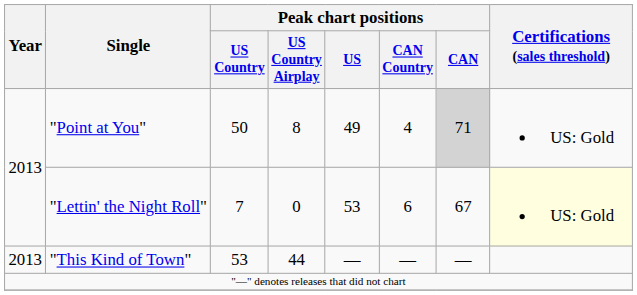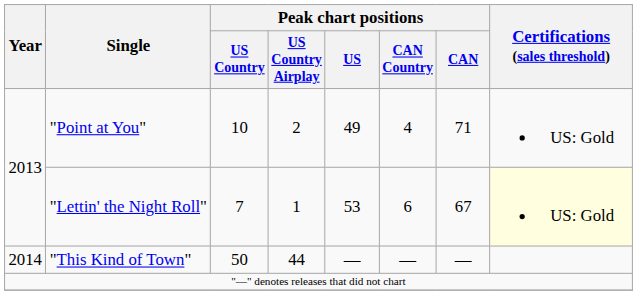(239, 127) 50 -> (239, 127) 10
(297, 127) 8 -> (297, 127) 2
(463, 127) lightgrey background -> (463, 127) no background
(297, 206) 0 -> (297, 206) 1
(25, 259) 2013 -> (25, 259) 2014
(239, 259) 53 -> (239, 259) 50
